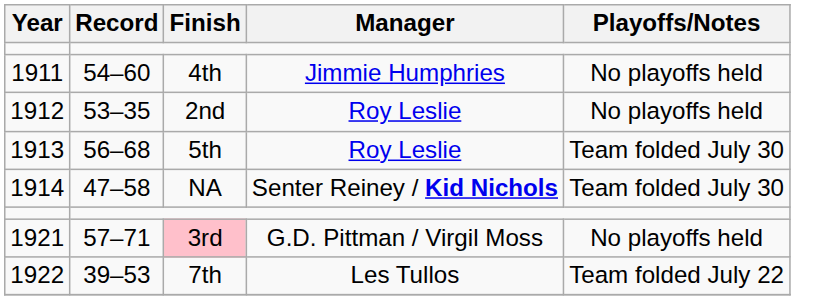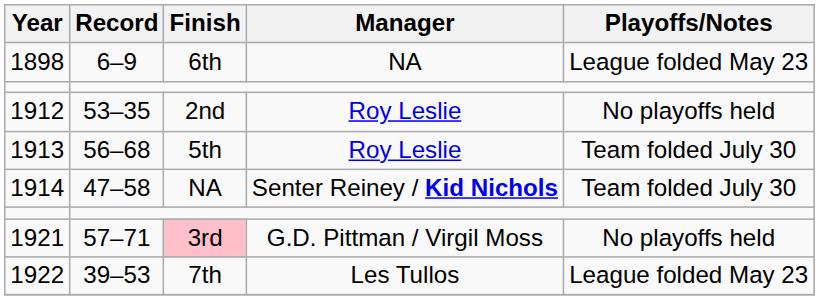+ row: (37, 61)
- row: (37, 73)
(677, 275) Team folded July 22 -> (689, 275) League folded May 23
